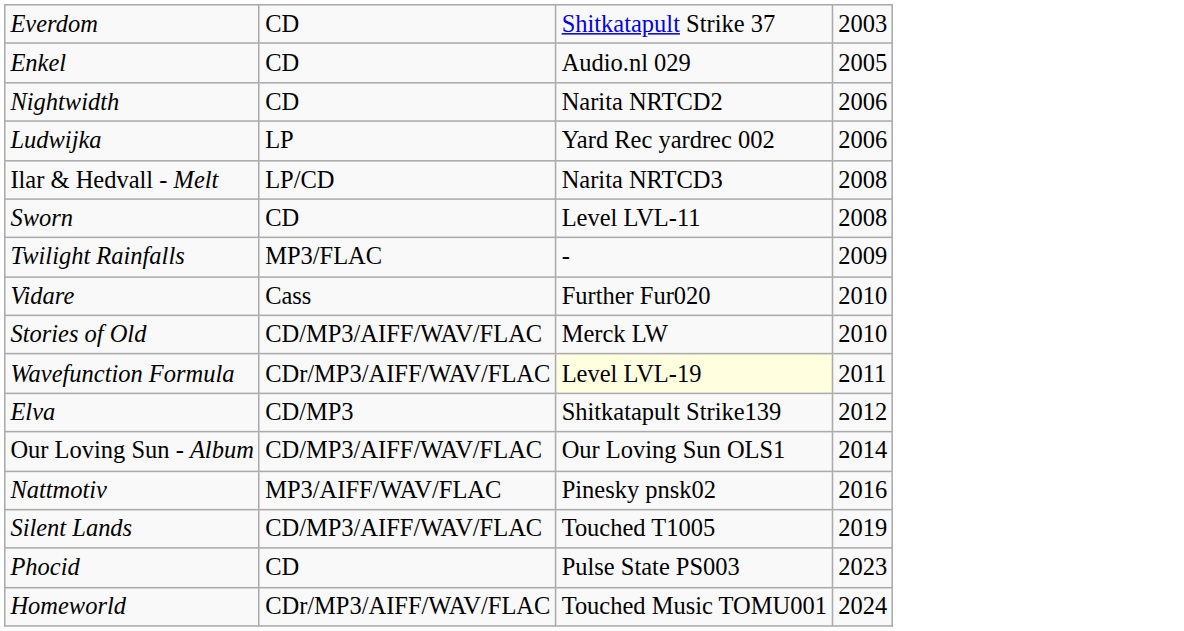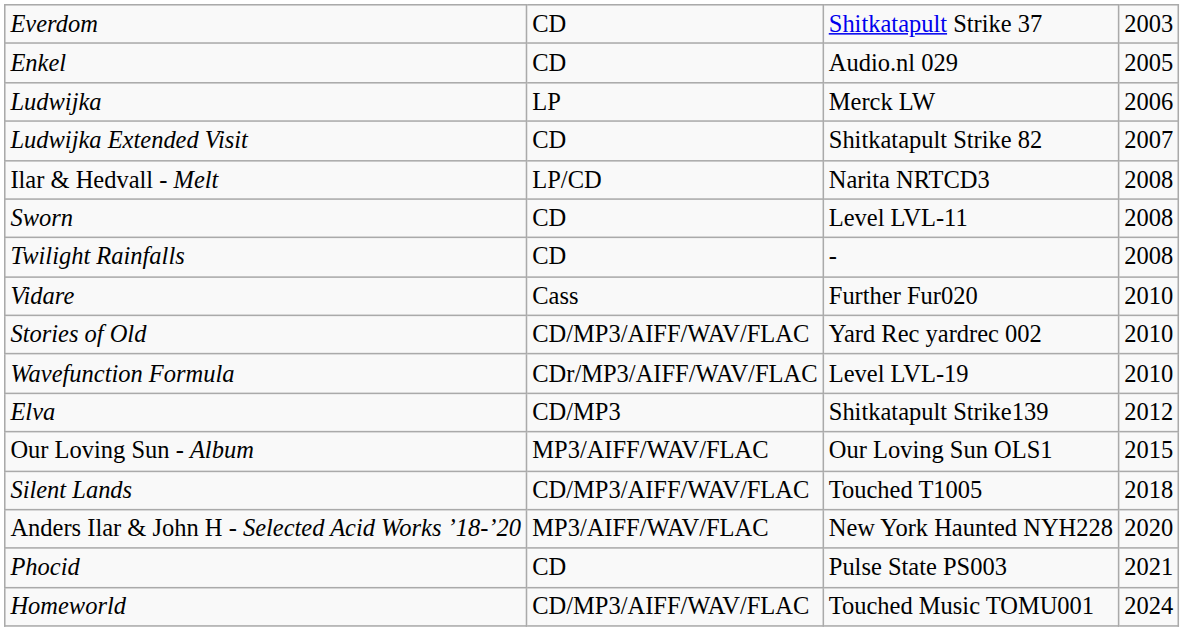- row: (65, 101)
(668, 140) Yard Rec yardrec 002 -> (882, 101) Merck LW
+ row: (129, 140)
(324, 256) MP3/FLAC -> (549, 256) CD
(863, 256) 2009 -> (1149, 256) 2008
(615, 334) Merck LW -> (935, 334) Yard Rec yardrec 002
(632, 373) lightyellow background -> (899, 373) no background
(862, 373) 2011 -> (1149, 373) 2010
(404, 450) CD/MP3/AIFF/WAV/FLAC -> (650, 450) MP3/AIFF/WAV/FLAC
(863, 450) 2014 -> (1149, 450) 2015
- row: (59, 489)
(863, 528) 2019 -> (1149, 489) 2018
+ row: (266, 528)
(863, 567) 2023 -> (1149, 567) 2021
(408, 606) CDr/MP3/AIFF/WAV/FLAC -> (671, 606) CD/MP3/AIFF/WAV/FLAC
